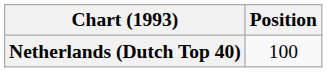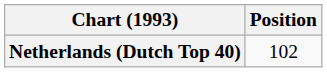(283, 50) 100 -> (283, 50) 102
